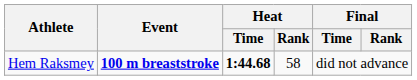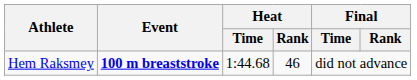(248, 63) bold -> (248, 63) normal
(293, 63) 58 -> (292, 63) 46
